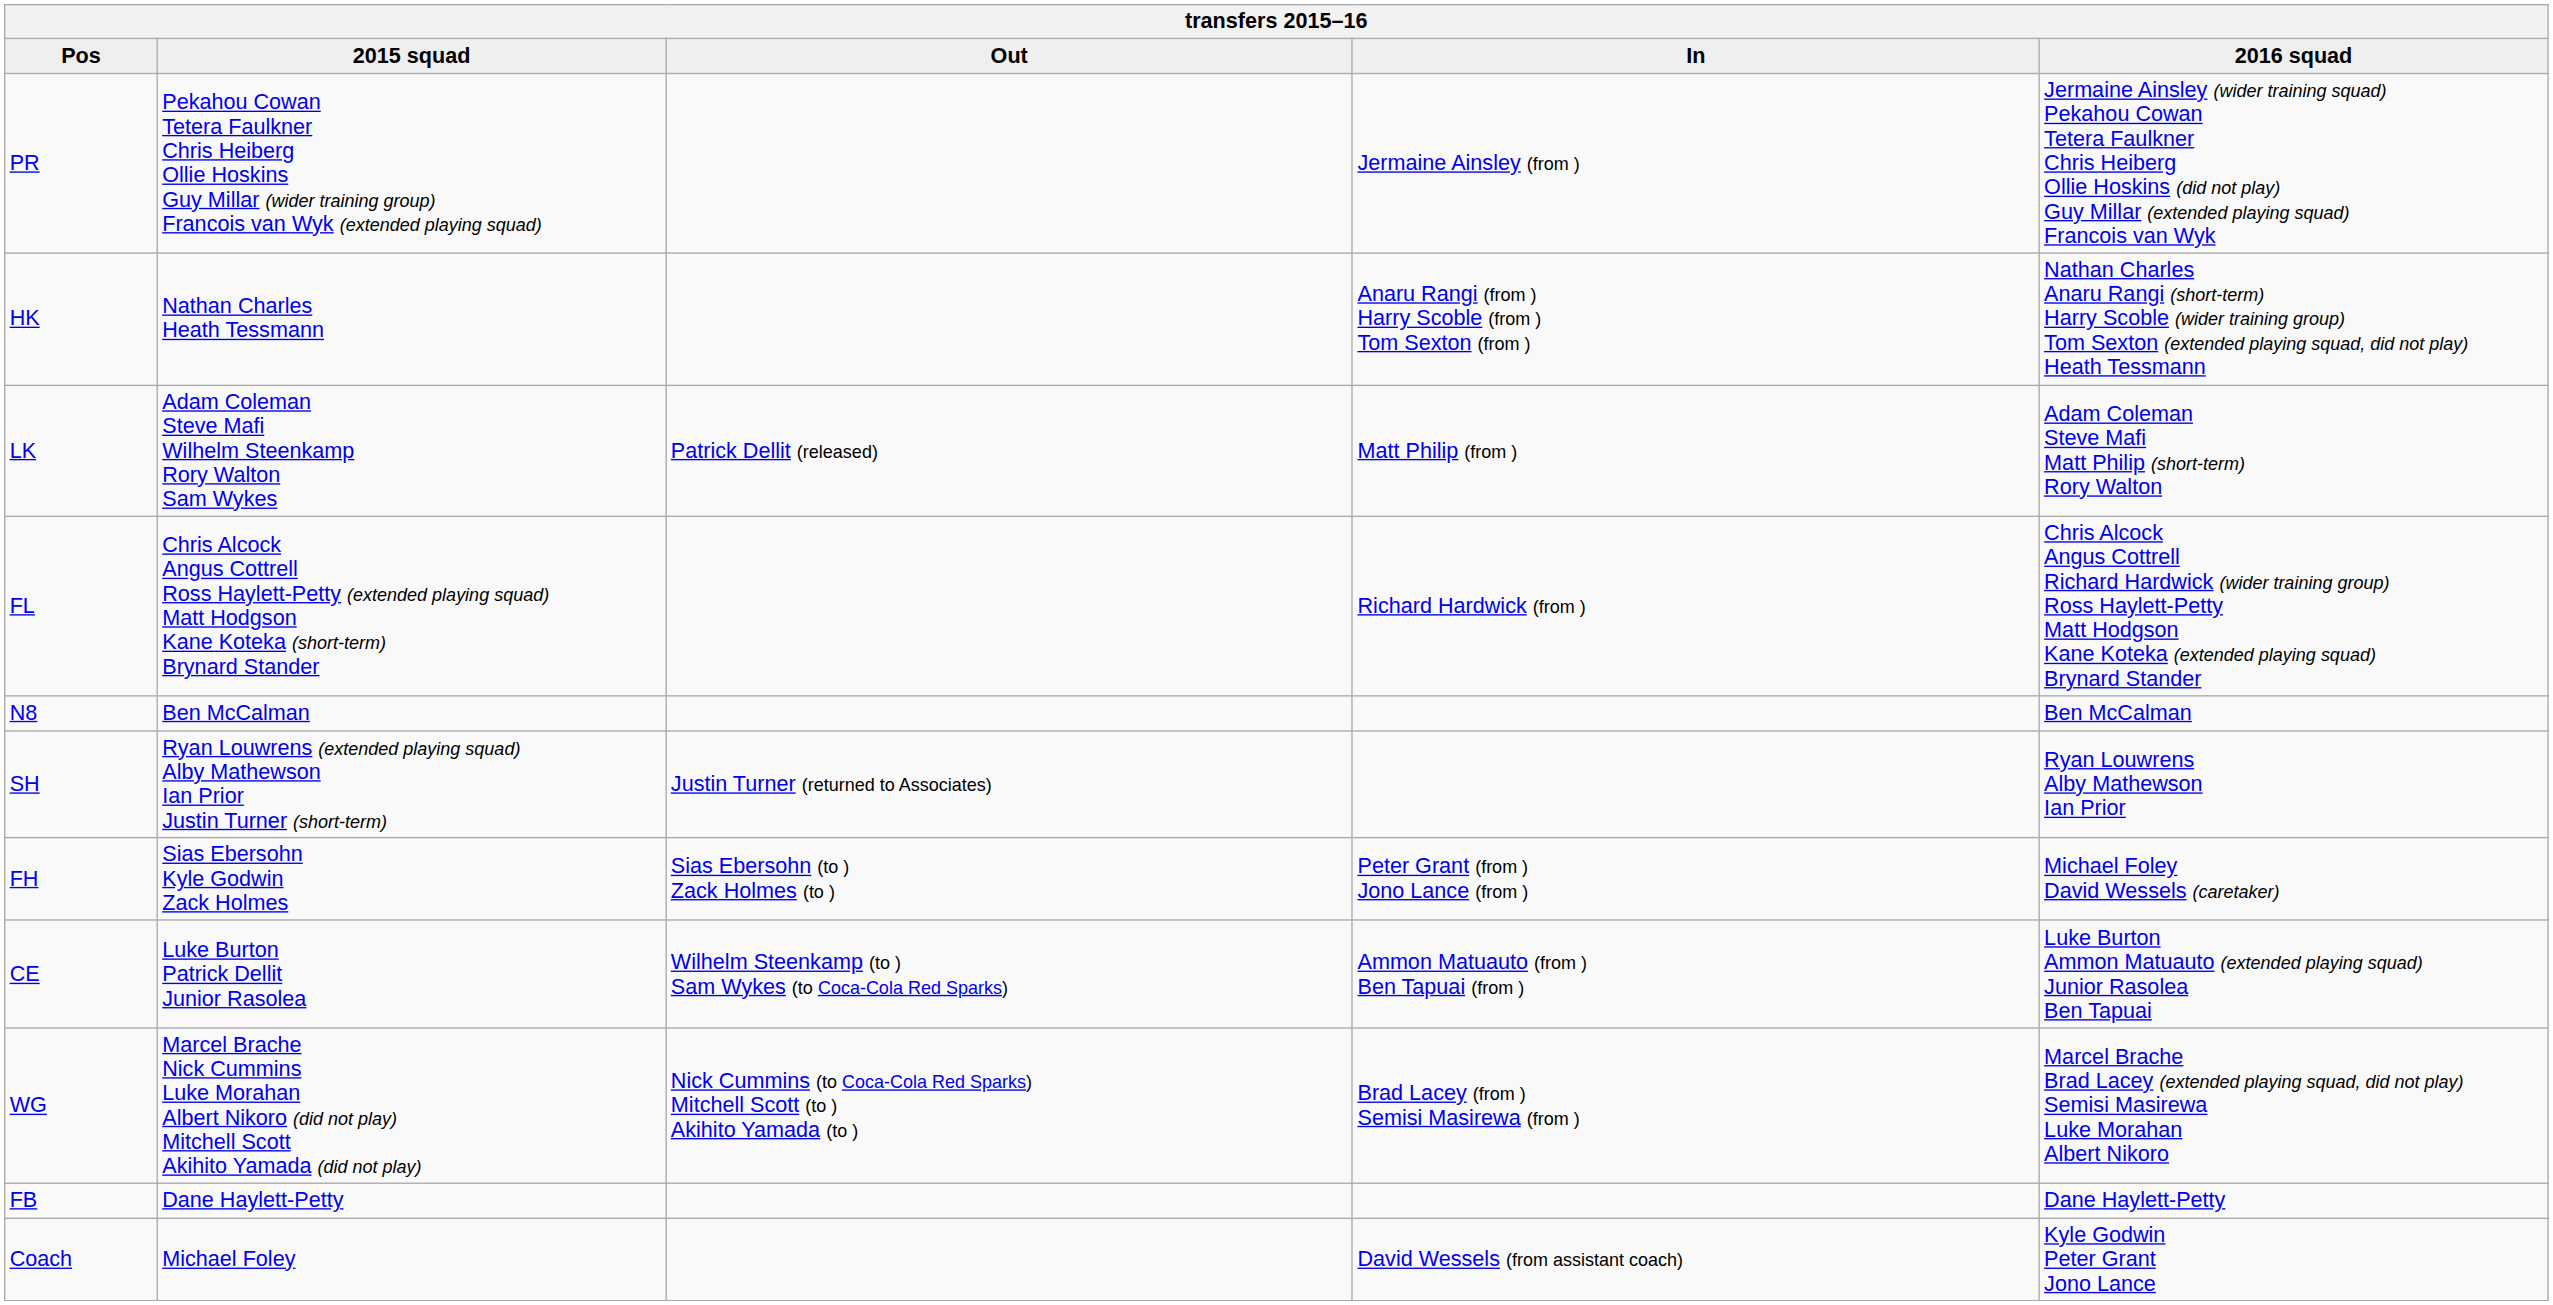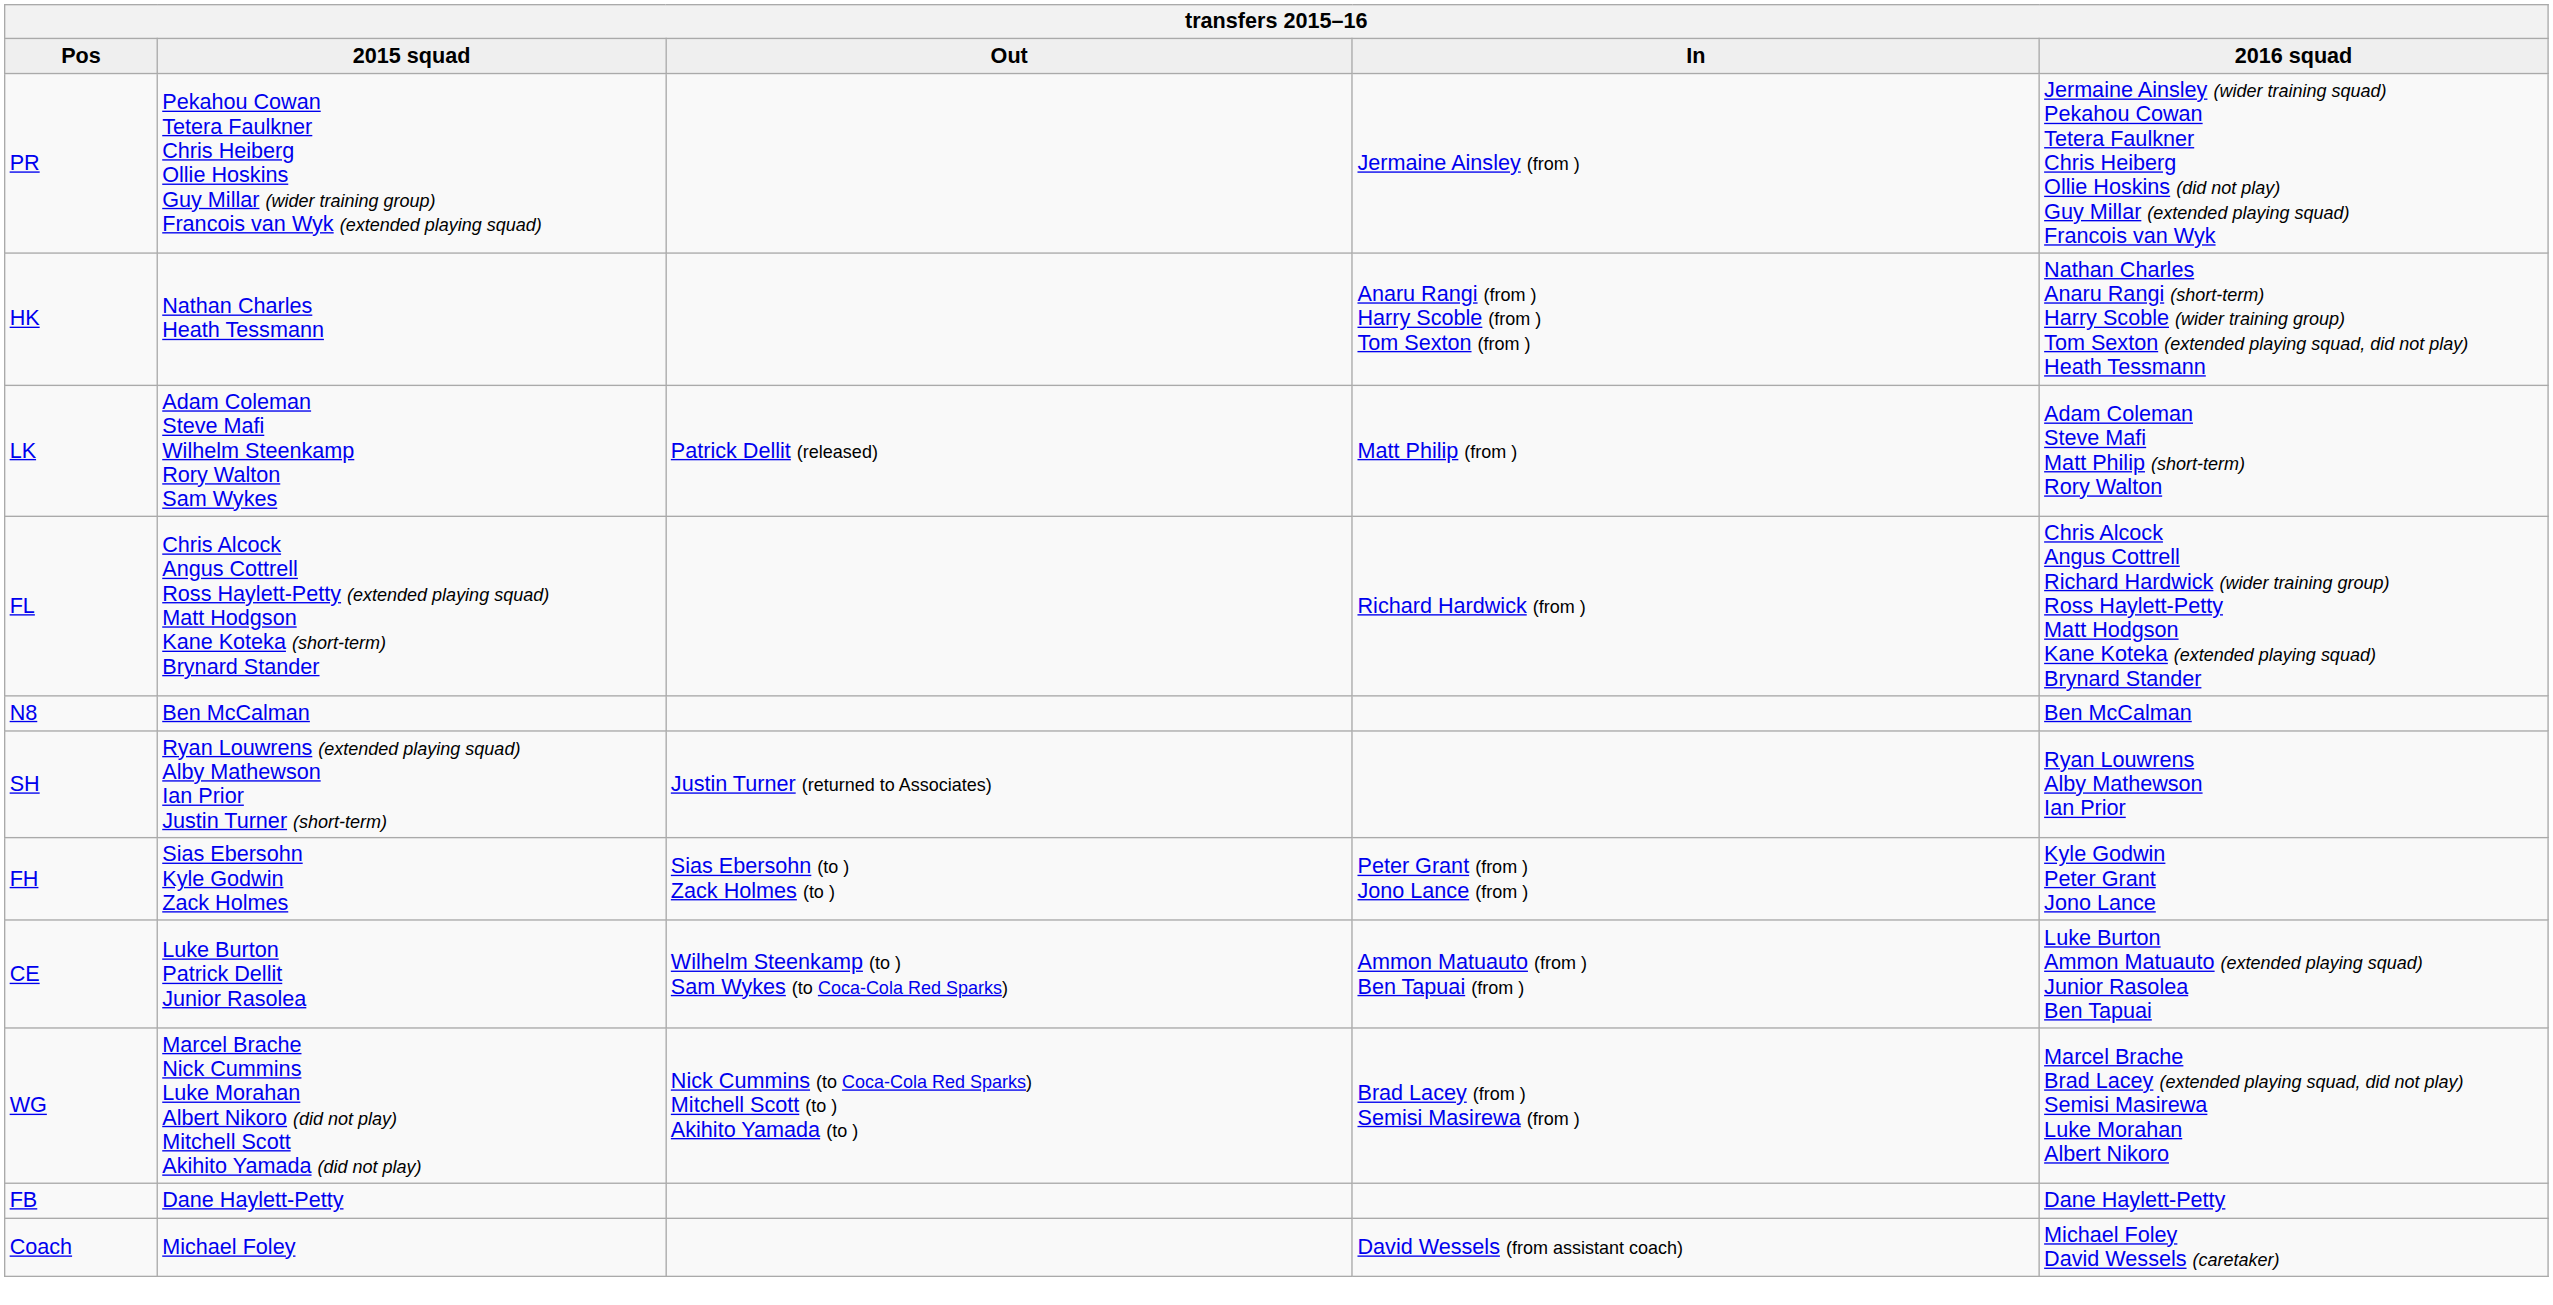(2162, 878) Michael Foley David Wessels (caretaker) -> (2105, 878) Kyle Godwin Peter Grant Jono Lance
(2105, 1258) Kyle Godwin Peter Grant Jono Lance -> (2162, 1246) Michael Foley David Wessels (caretaker)
